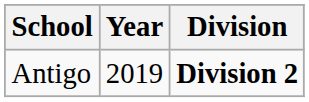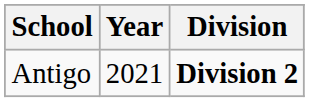(135, 72) 2019 -> (135, 72) 2021
